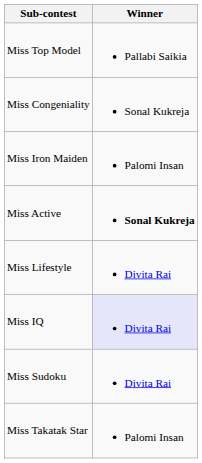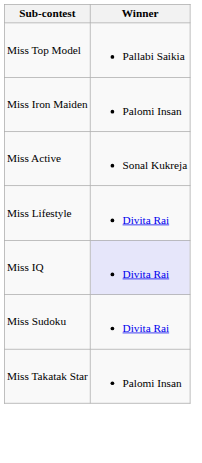- row: (48, 104)
(145, 220) bold -> (140, 166) normal
